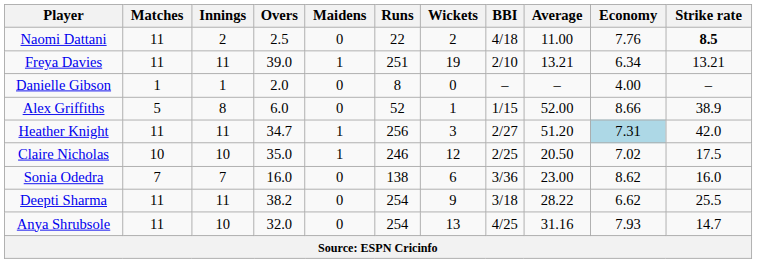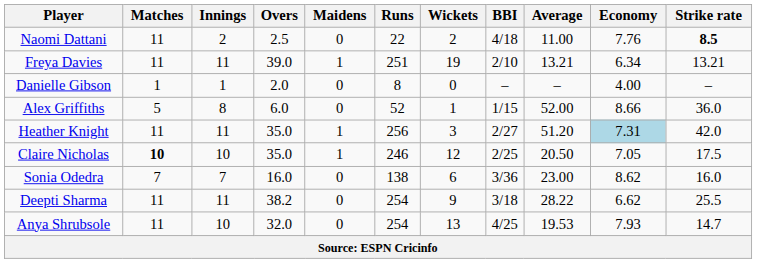(709, 108) 38.9 -> (709, 108) 36.0
(279, 131) 34.7 -> (279, 131) 35.0
(157, 154) normal -> (157, 154) bold
(628, 154) 7.02 -> (628, 154) 7.05
(557, 223) 31.16 -> (557, 223) 19.53
